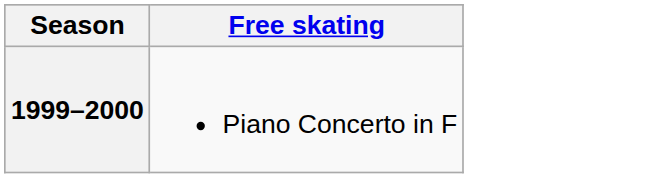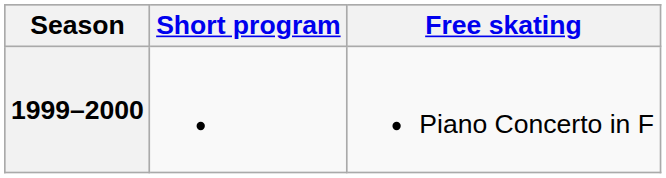+ column: (248, 25)
